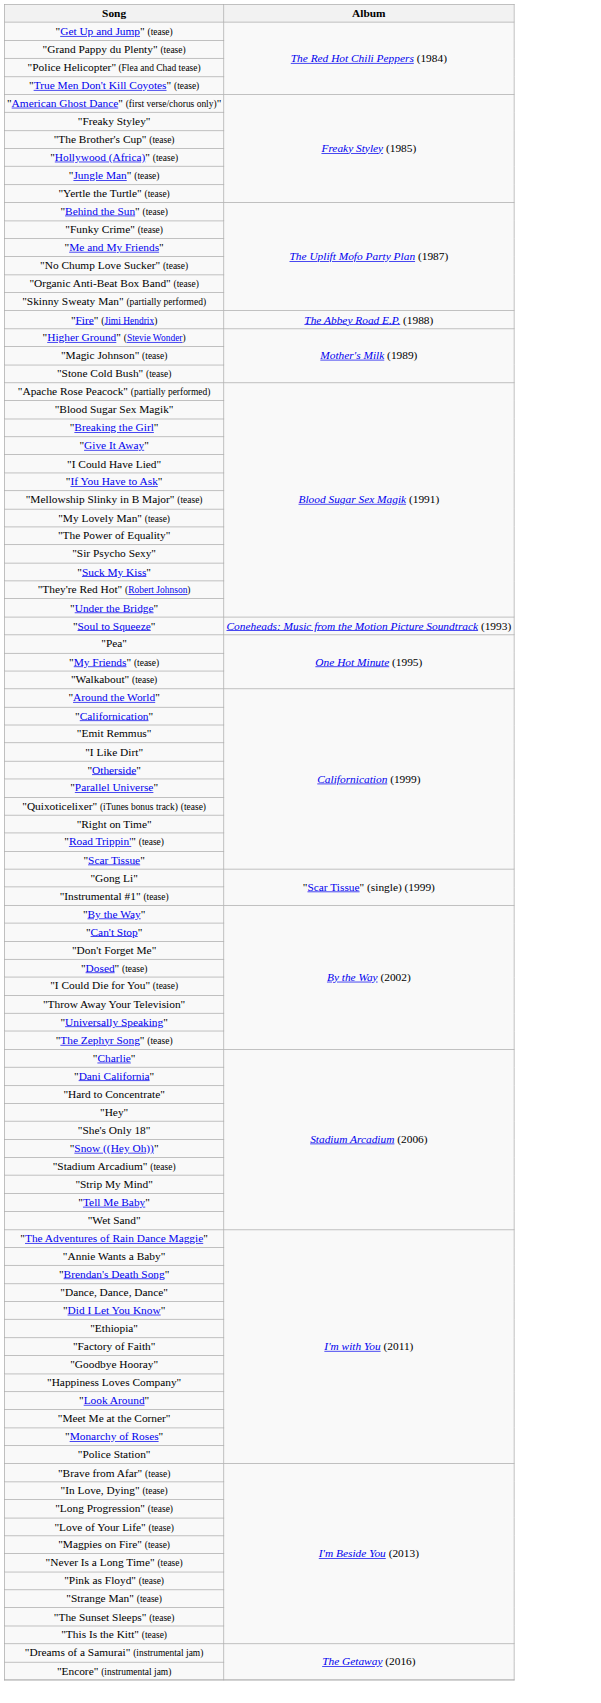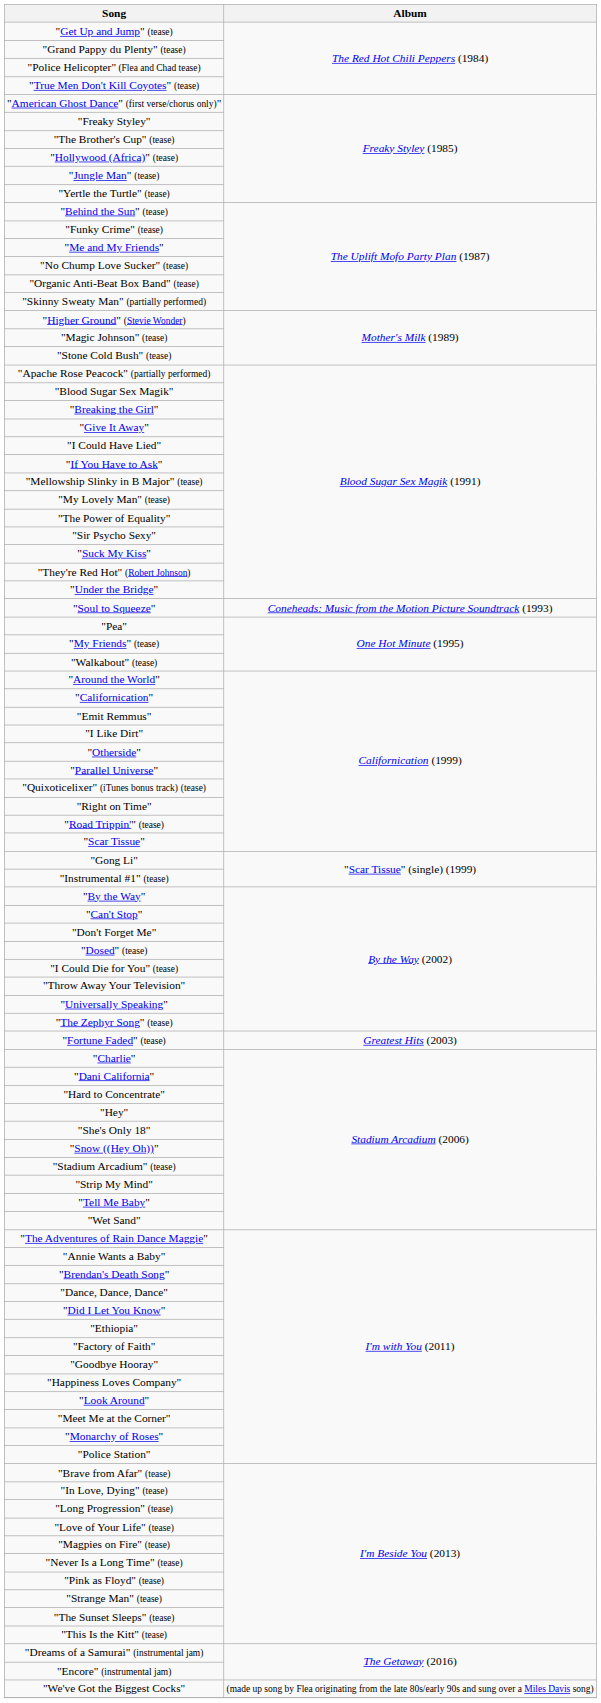- row: (114, 319)
+ row: (114, 1040)
+ row: (114, 1689)
